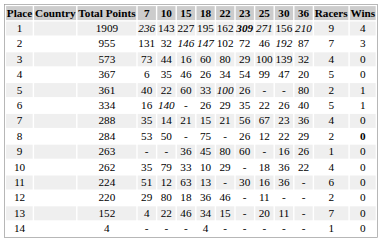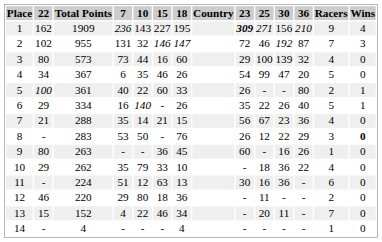columns swapped: (55, 13) <-> (225, 13)
(107, 136) 284 -> (83, 136) 283
(206, 136) 75 -> (182, 136) 76
(331, 136) 2 -> (331, 136) 3
